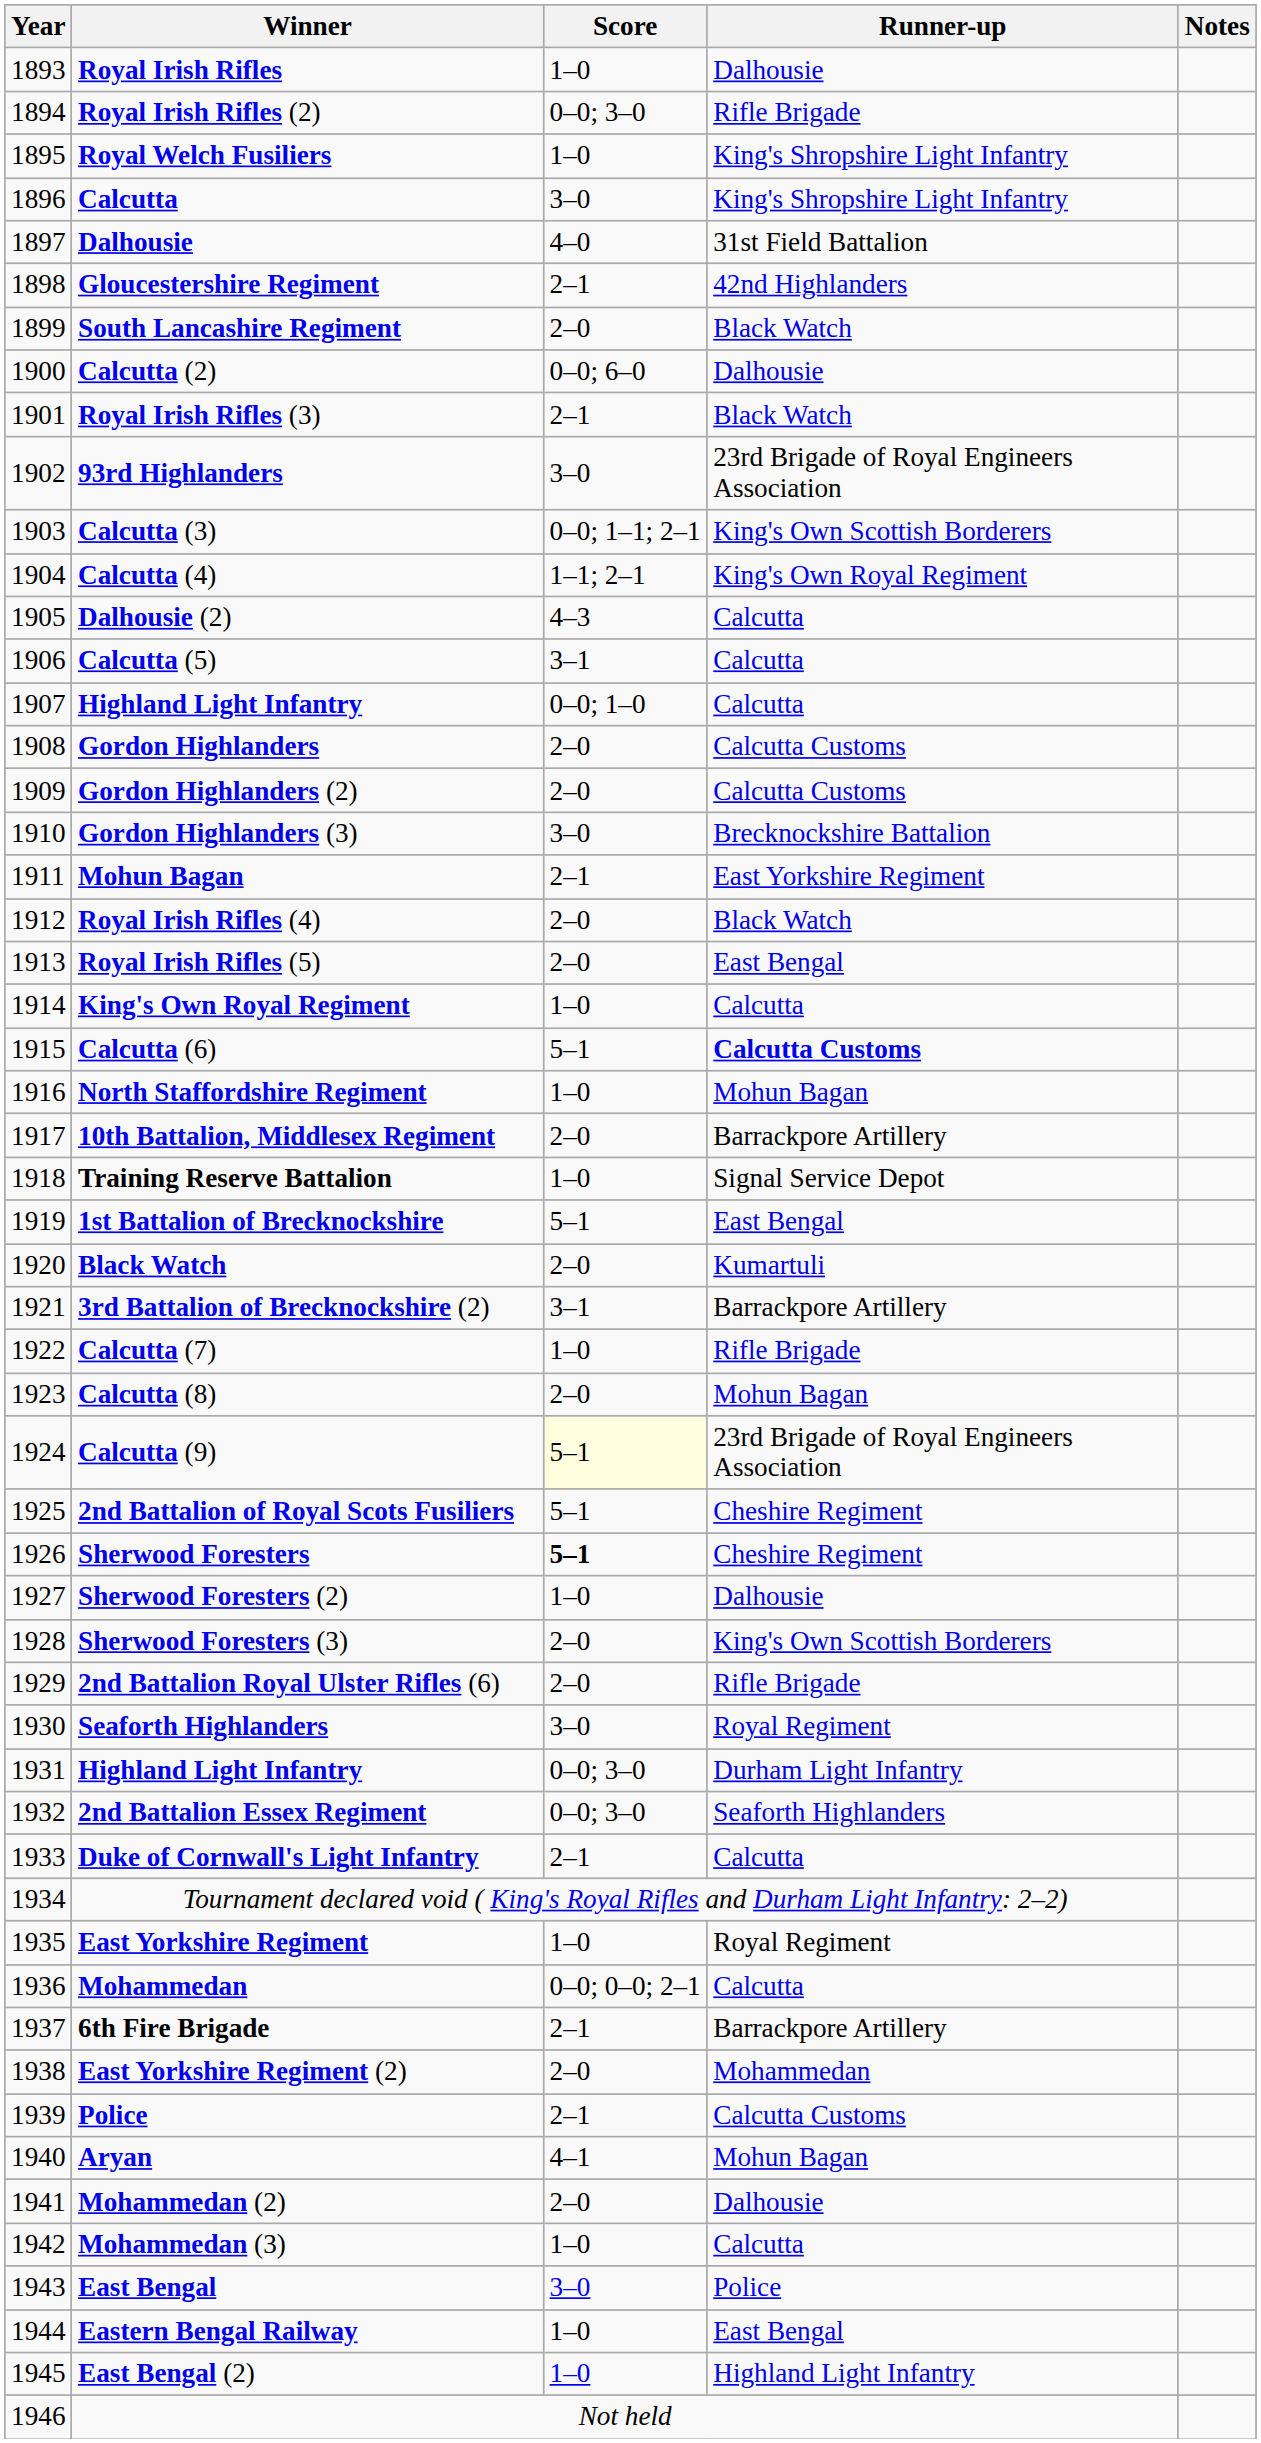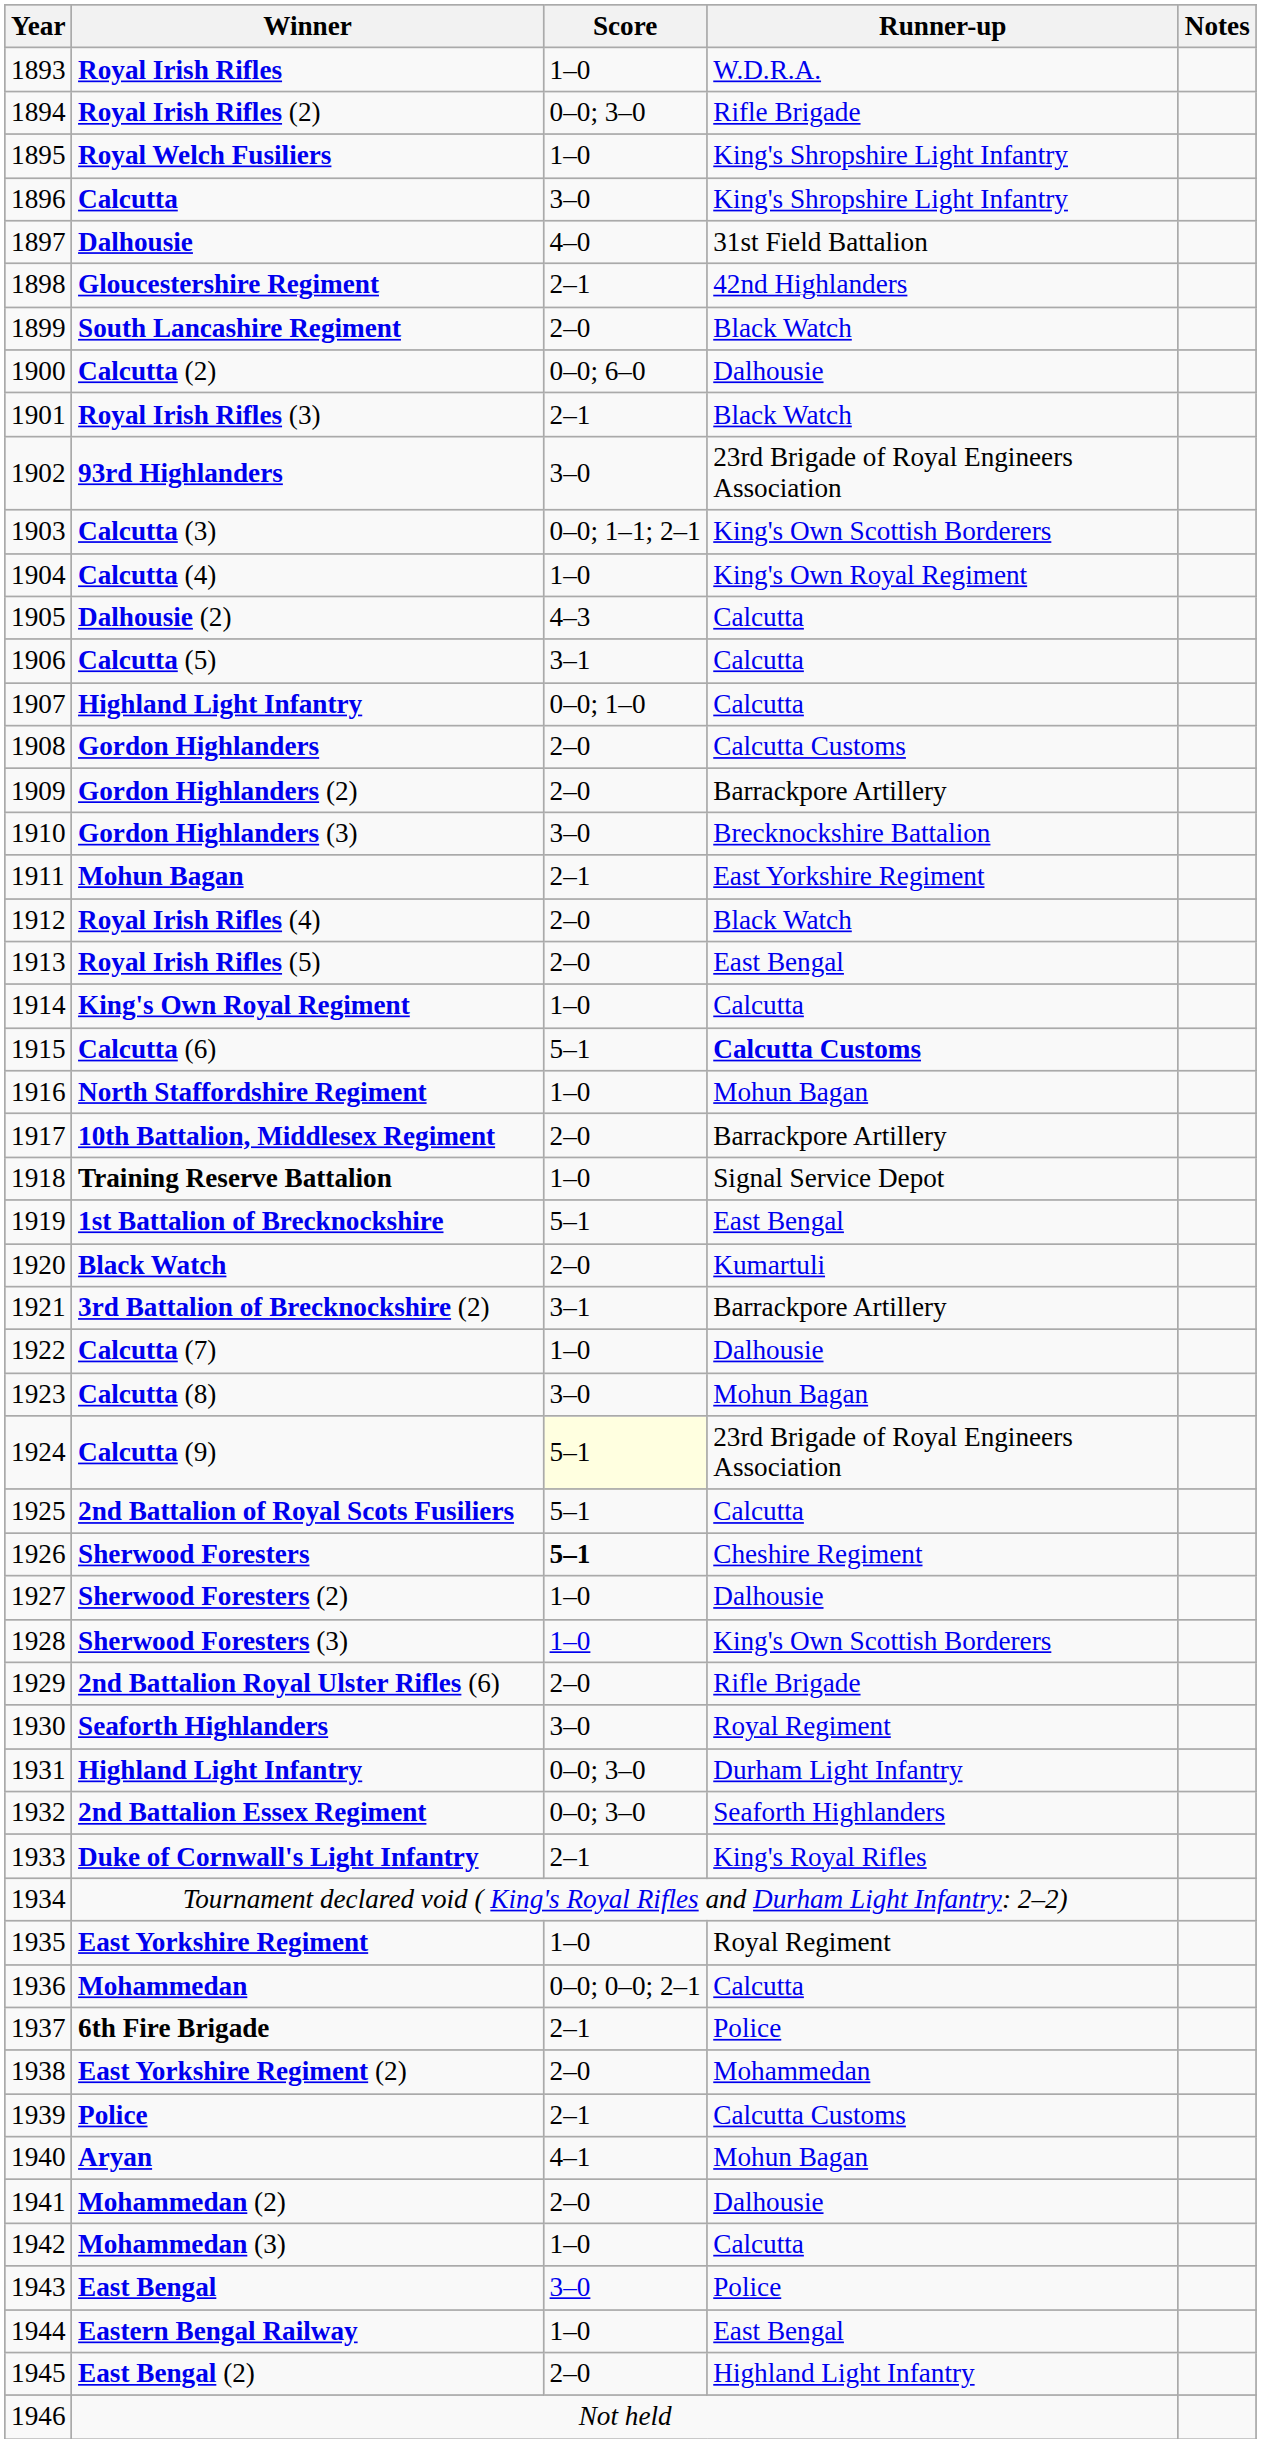(768, 69) Dalhousie -> (767, 69) W.D.R.A.
(598, 574) 1–1; 2–1 -> (570, 574) 1–0
(810, 790) Calcutta Customs -> (830, 790) Barrackpore Artillery
(787, 1350) Rifle Brigade -> (768, 1350) Dalhousie
(570, 1393) 2–0 -> (570, 1393) 3–0
(818, 1510) Cheshire Regiment -> (759, 1510) Calcutta
(570, 1640) 2–0 -> (570, 1640) 1–0
(759, 1855) Calcutta -> (820, 1855) King's Royal Rifles
(830, 2028) Barrackpore Artillery -> (747, 2028) Police
(570, 2373) 1–0 -> (570, 2373) 2–0
